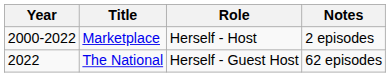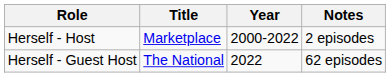columns swapped: (42, 15) <-> (234, 15)
